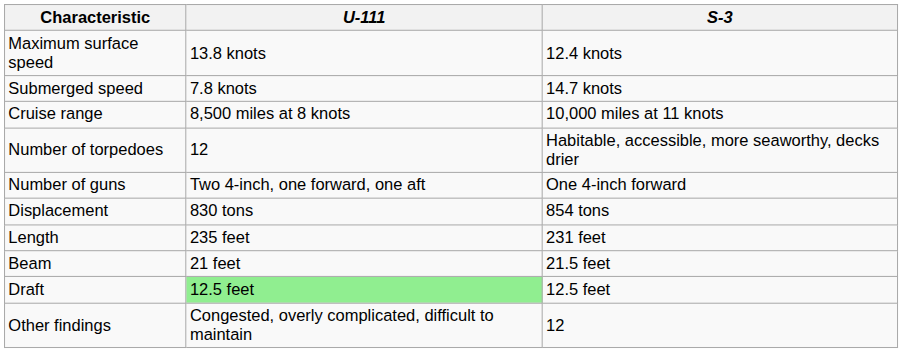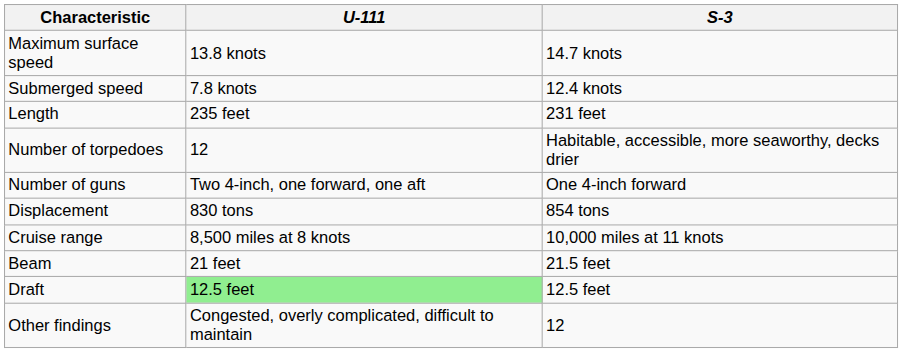(584, 52) 12.4 knots -> (584, 52) 14.7 knots
(584, 88) 14.7 knots -> (584, 88) 12.4 knots
rows swapped: (55, 114) <-> (34, 237)
